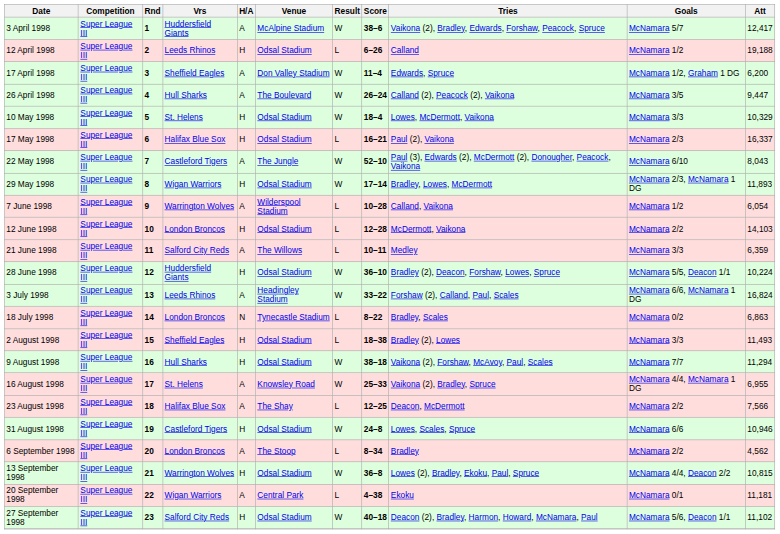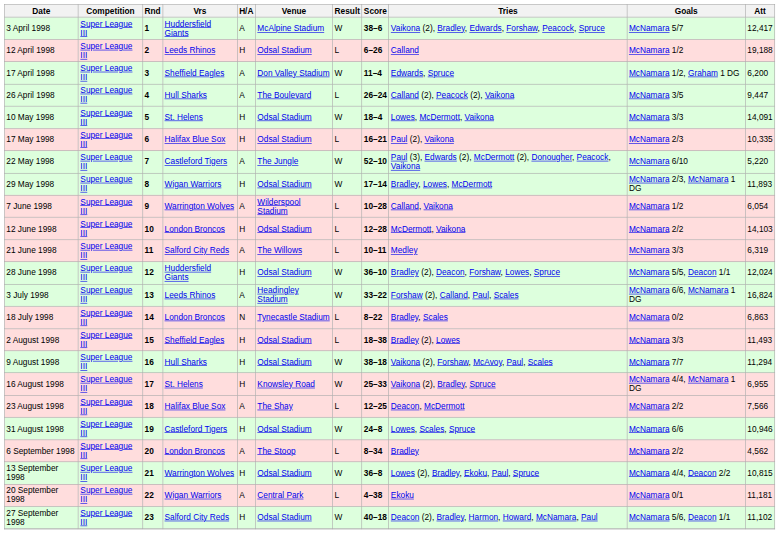(339, 95) W -> (337, 95) L
(760, 117) 10,329 -> (760, 117) 14,091
(760, 139) 16,337 -> (760, 139) 10,335
(758, 161) 8,043 -> (758, 161) 5,220
(758, 250) 6,359 -> (758, 250) 6,319
(760, 273) 10,224 -> (760, 273) 12,024
(242, 384) A -> (242, 384) H
